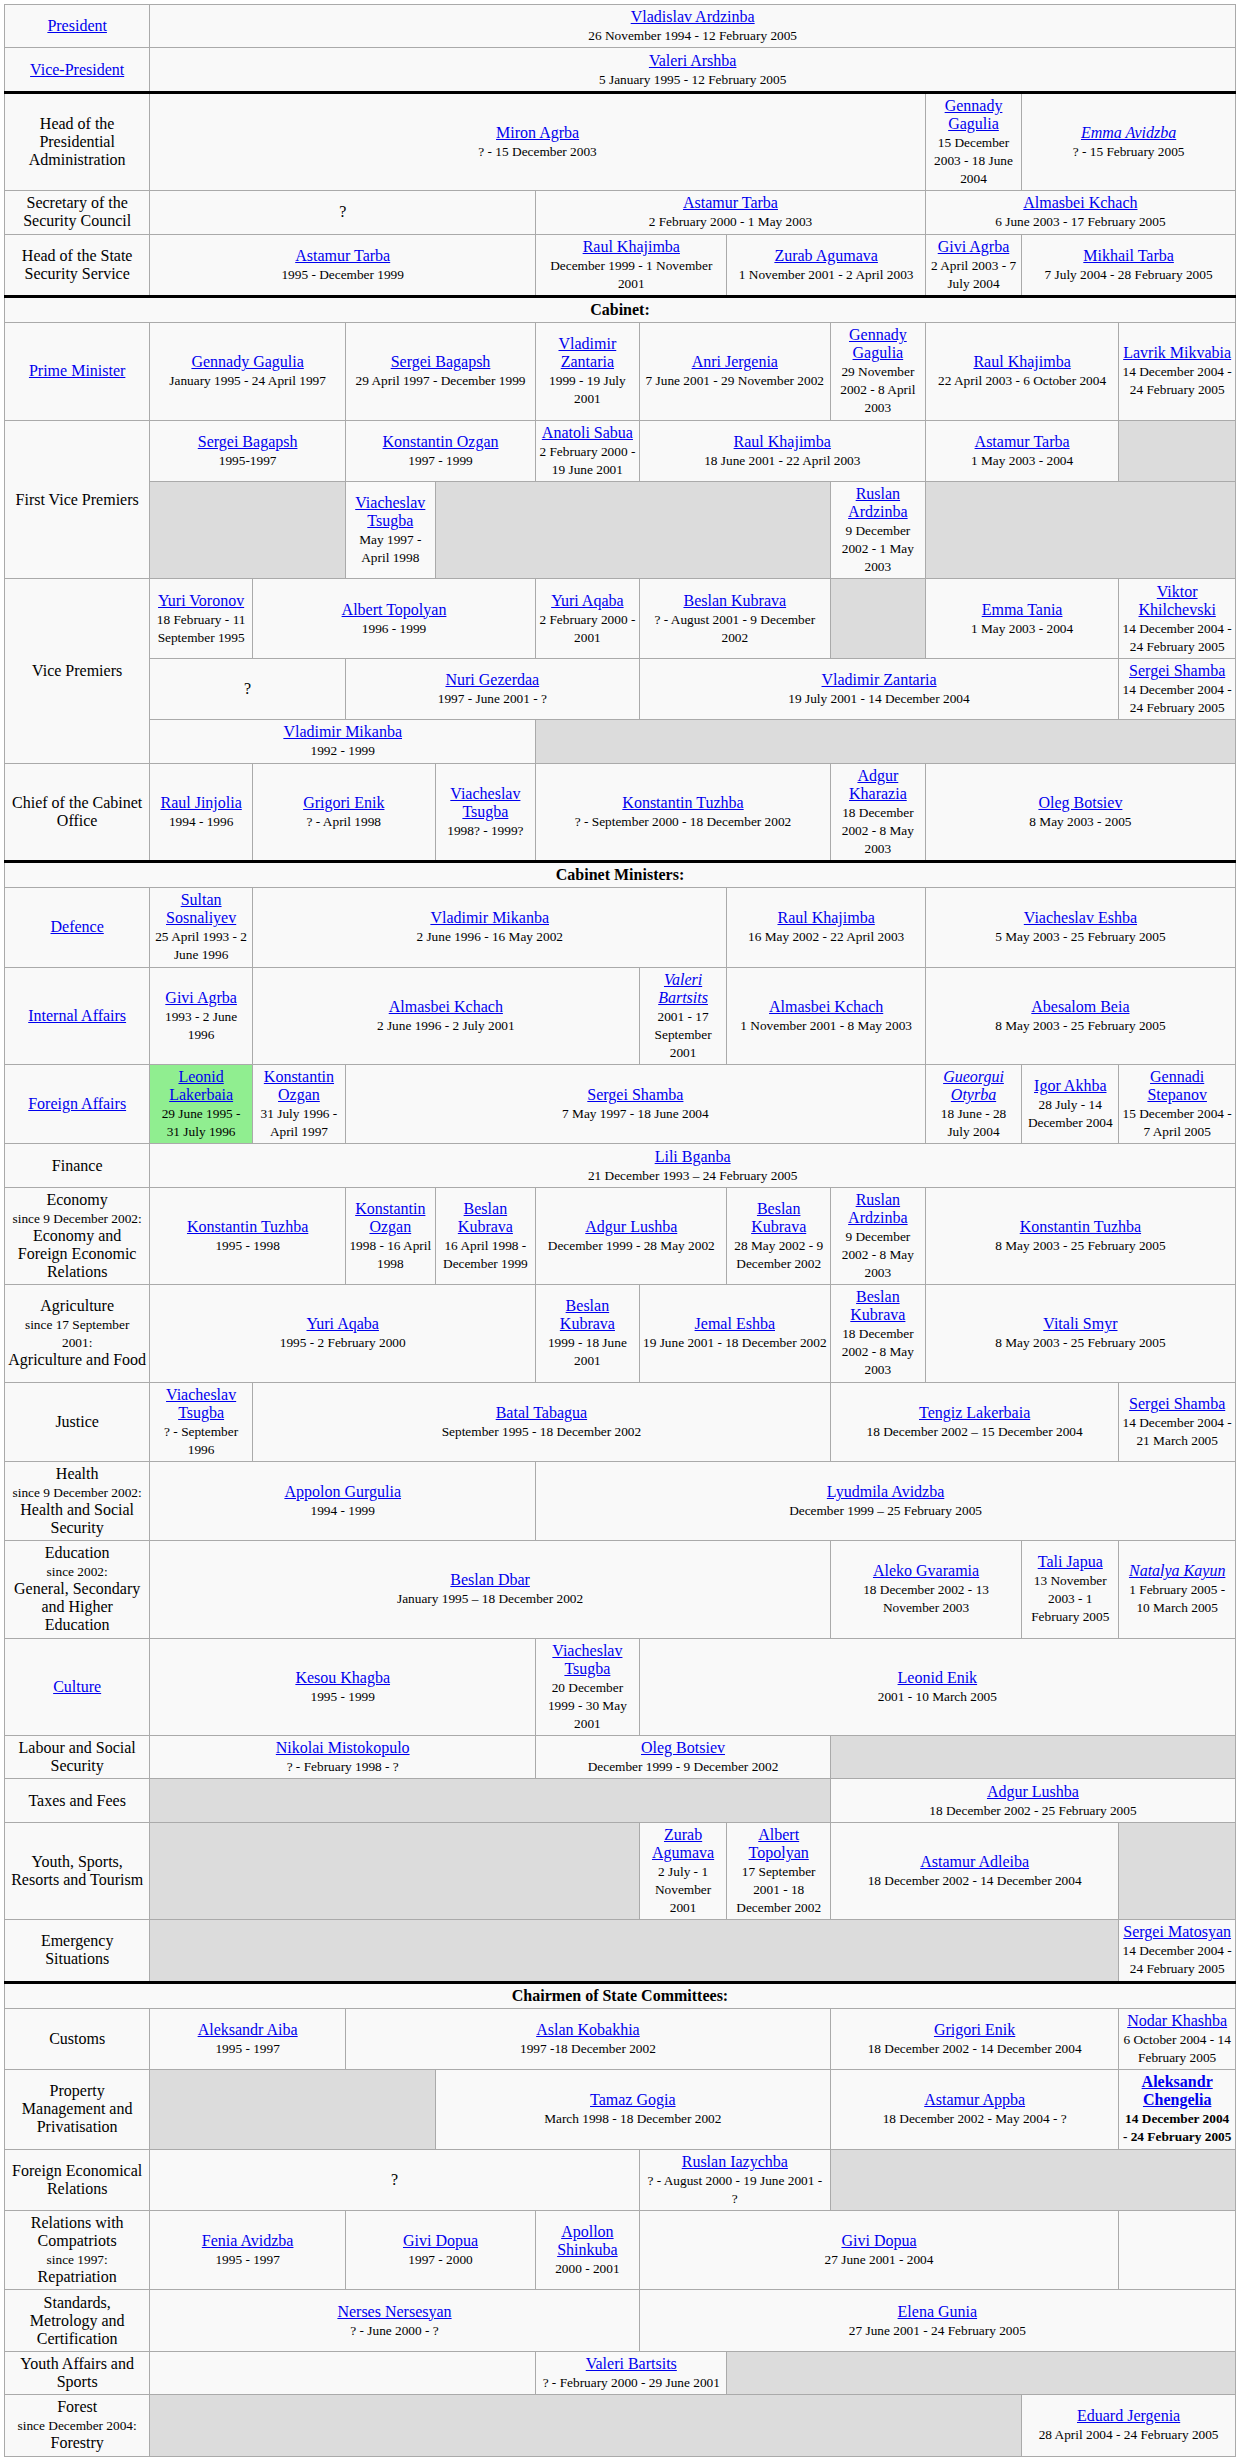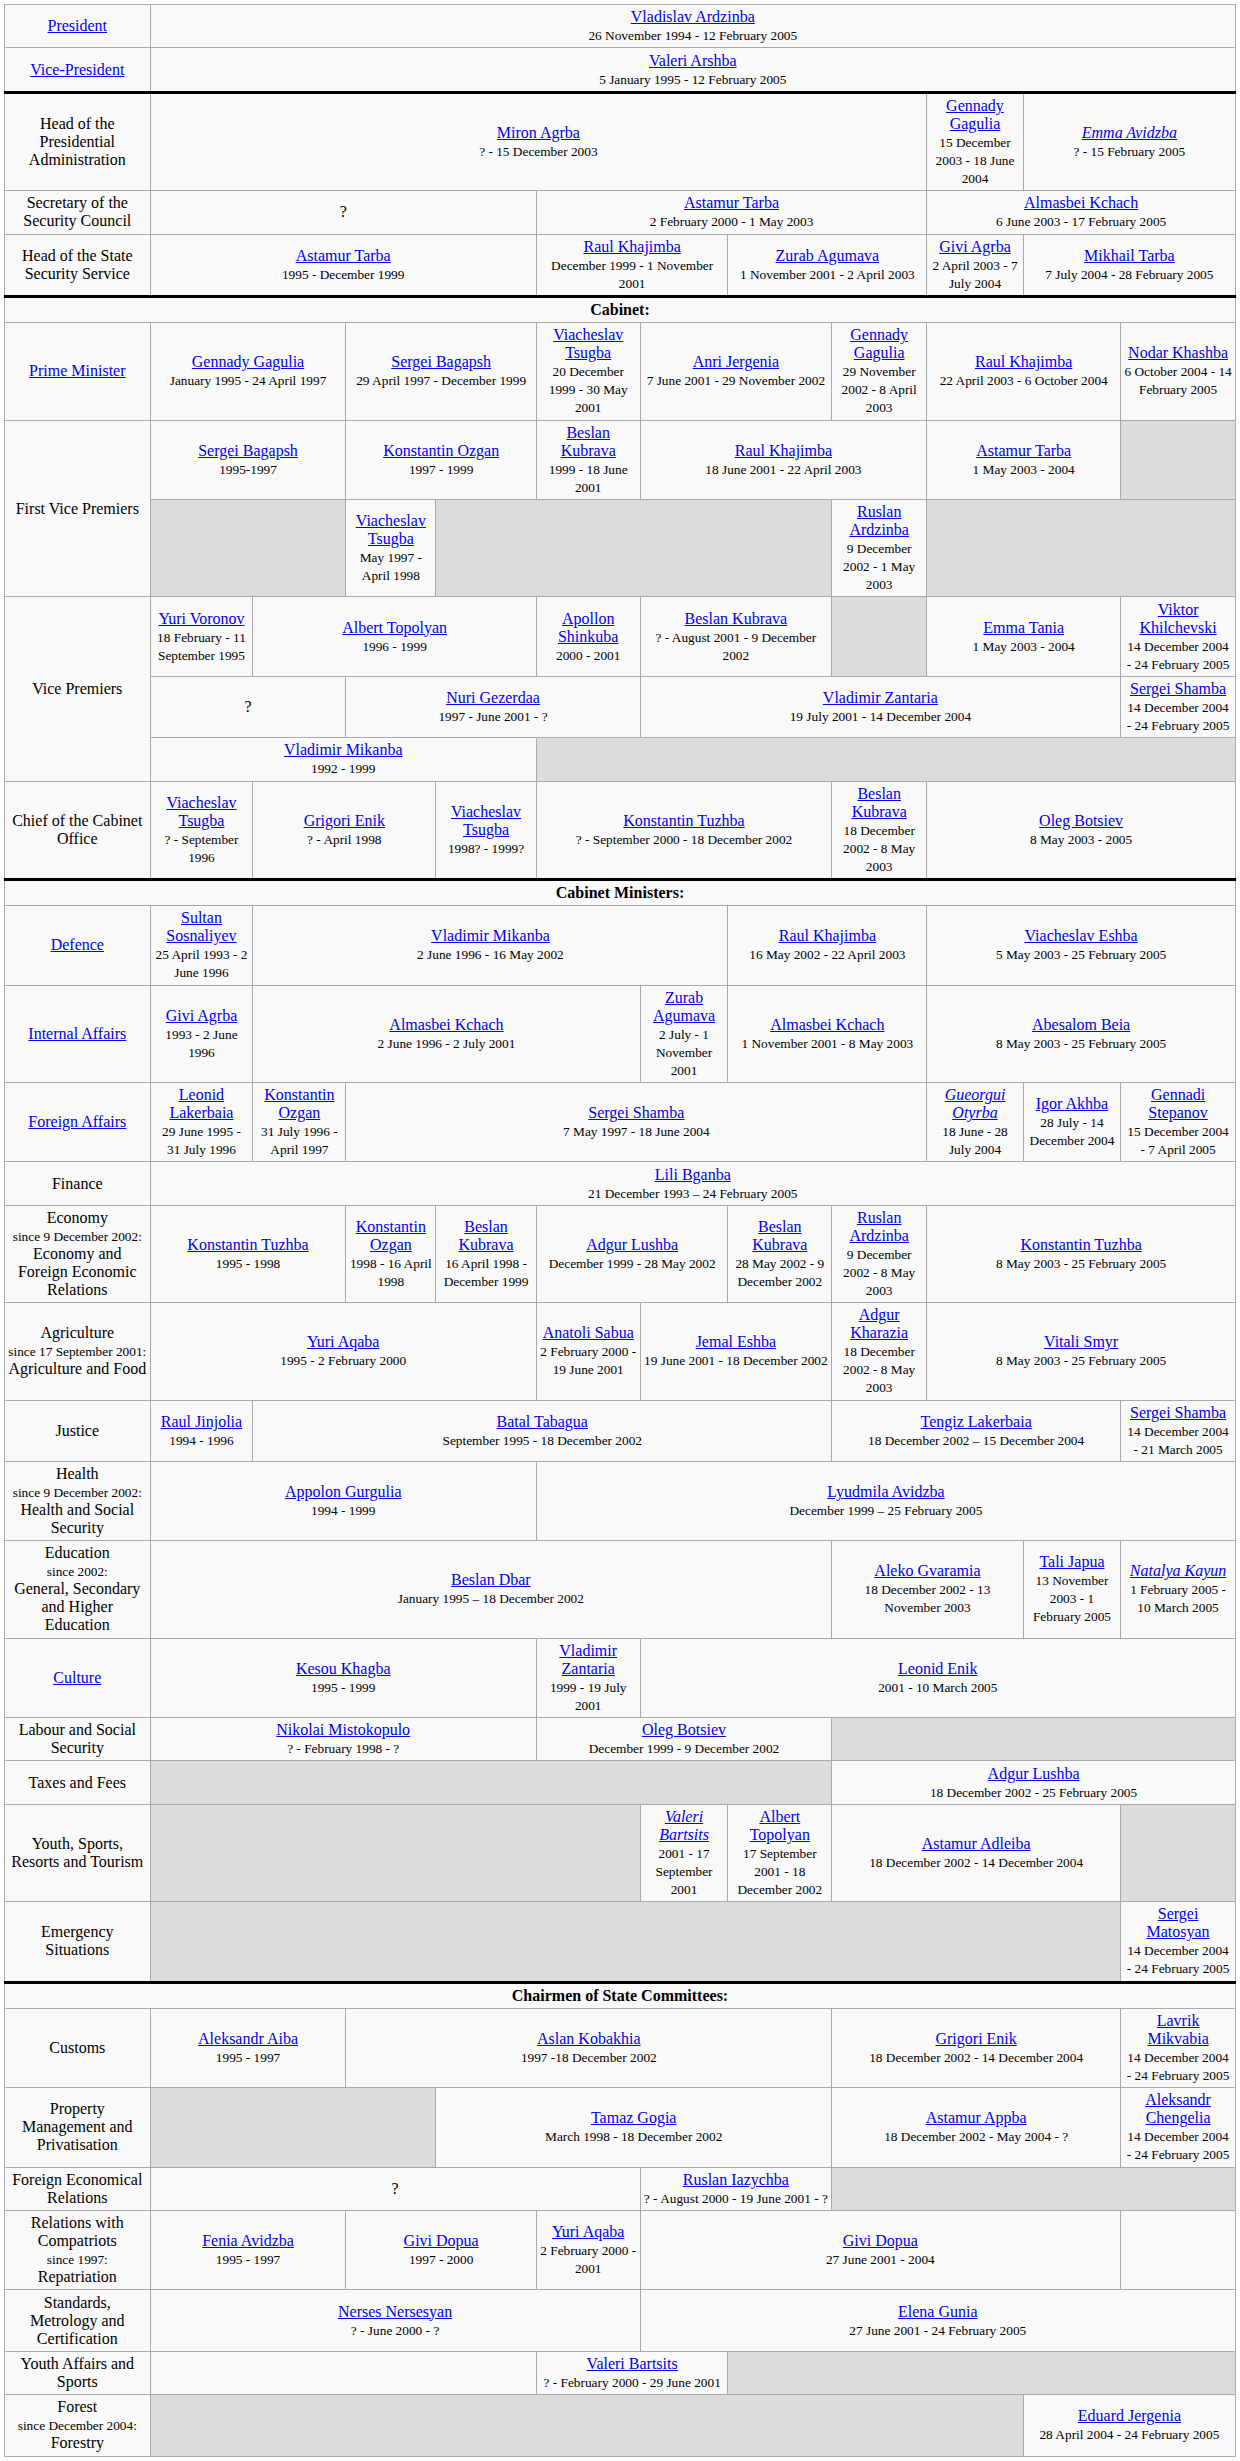(587, 371) Vladimir Zantaria 1999 - 19 July 2001 -> (588, 371) Viacheslav Tsugba 20 December 1999 - 30 May 2001
(1177, 371) Lavrik Mikvabia 14 December 2004 - 24 February 2005 -> (1178, 371) Nodar Khashba 6 October 2004 - 14 February 2005
(587, 450) Anatoli Sabua 2 February 2000 - 19 June 2001 -> (588, 459) Beslan Kubrava 1999 - 18 June 2001
(587, 618) Yuri Aqaba 2 February 2000 - 2001 -> (588, 636) Apollon Shinkuba 2000 - 2001
(201, 811) Raul Jinjolia 1994 - 1996 -> (201, 829) Viacheslav Tsugba ? - September 1996
(878, 811) Adgur Kharazia 18 December 2002 - 8 May 2003 -> (879, 829) Beslan Kubrava 18 December 2002 - 8 May 2003
(683, 1015) Valeri Bartsits 2001 - 17 September 2001 -> (684, 1033) Zurab Agumava 2 July - 1 November 2001
(201, 1104) lightgreen background -> (201, 1122) no background
(587, 1333) Beslan Kubrava 1999 - 18 June 2001 -> (588, 1351) Anatoli Sabua 2 February 2000 - 19 June 2001
(878, 1333) Beslan Kubrava 18 December 2002 - 8 May 2003 -> (879, 1351) Adgur Kharazia 18 December 2002 - 8 May 2003
(201, 1421) Viacheslav Tsugba ? - September 1996 -> (201, 1430) Raul Jinjolia 1994 - 1996
(587, 1686) Viacheslav Tsugba 20 December 1999 - 30 May 2001 -> (588, 1677) Vladimir Zantaria 1999 - 19 July 2001
(683, 1870) Zurab Agumava 2 July - 1 November 2001 -> (684, 1852) Valeri Bartsits 2001 - 17 September 2001
(1177, 2039) Nodar Khashba 6 October 2004 - 14 February 2005 -> (1178, 2048) Lavrik Mikvabia 14 December 2004 - 24 February 2005
(1177, 2109) bold -> (1178, 2127) normal
(587, 2250) Apollon Shinkuba 2000 - 2001 -> (588, 2250) Yuri Aqaba 2 February 2000 - 2001
